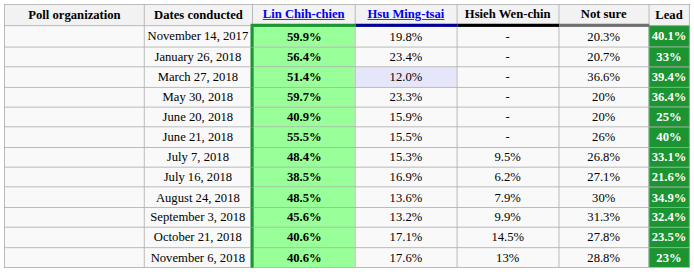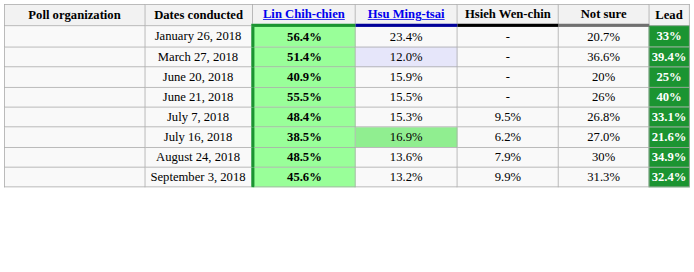- row: (198, 36)
- row: (198, 97)
(406, 177) no background -> (406, 137) lightgreen background
(604, 177) 27.1% -> (604, 137) 27.0%
- row: (198, 237)
- row: (198, 257)
